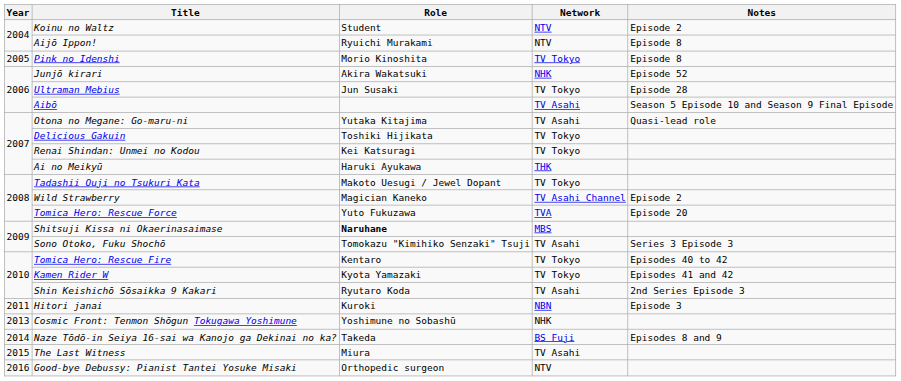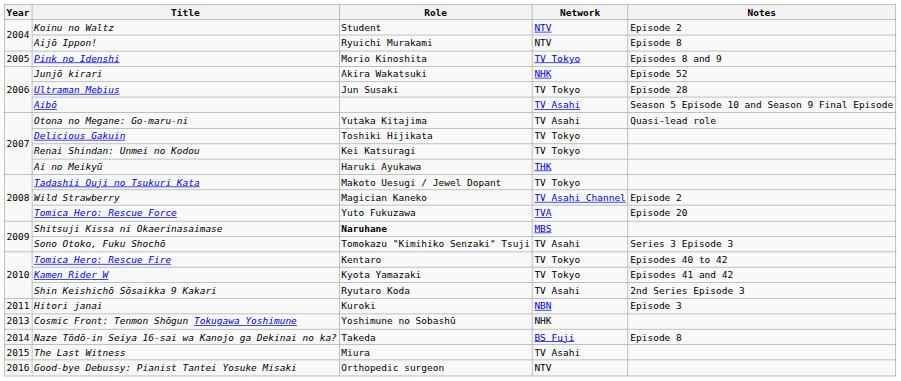(656, 58) Episode 8 -> (676, 58) Episodes 8 and 9
(676, 337) Episodes 8 and 9 -> (656, 337) Episode 8
